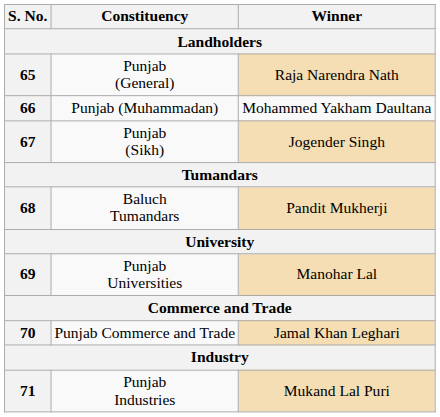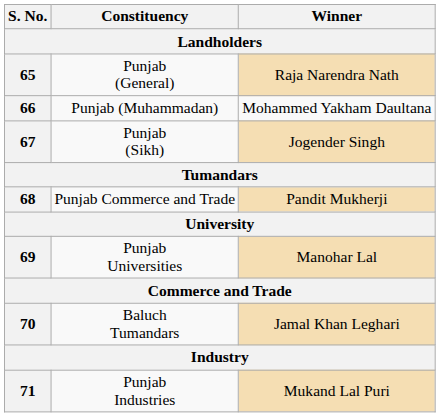(145, 208) Baluch Tumandars -> (145, 199) Punjab Commerce and Trade
(145, 332) Punjab Commerce and Trade -> (145, 324) Baluch Tumandars
